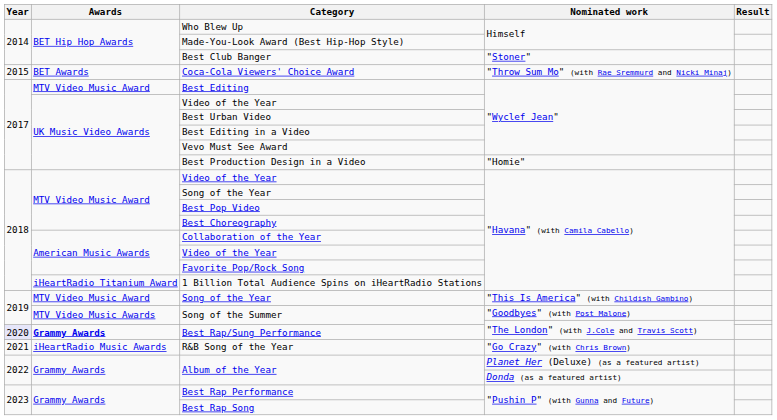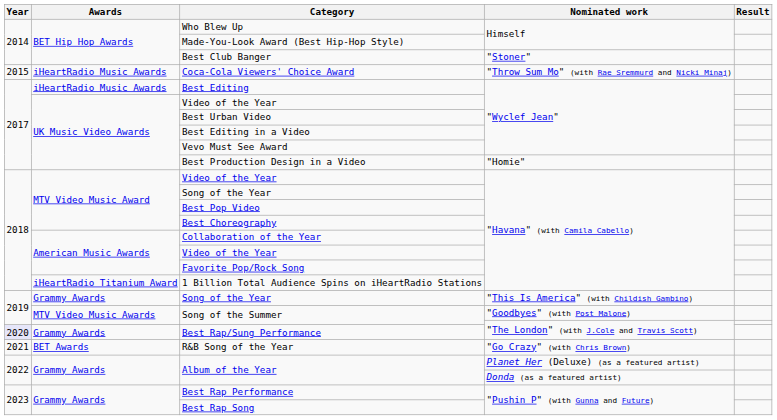(61, 72) BET Awards -> (100, 72) iHeartRadio Music Awards
(92, 87) MTV Video Music Award -> (100, 87) iHeartRadio Music Awards
(92, 298) MTV Video Music Award -> (69, 298) Grammy Awards
(69, 332) bold -> (69, 332) normal
(100, 347) iHeartRadio Music Awards -> (61, 347) BET Awards
